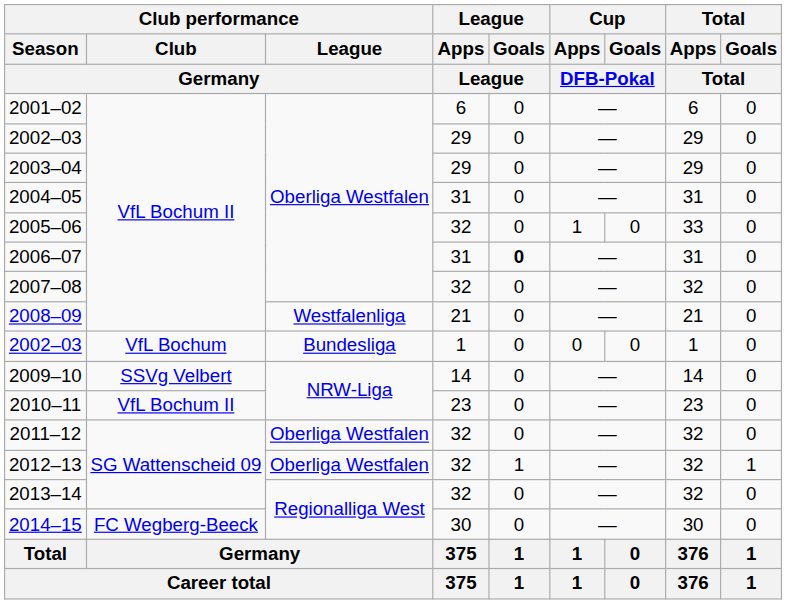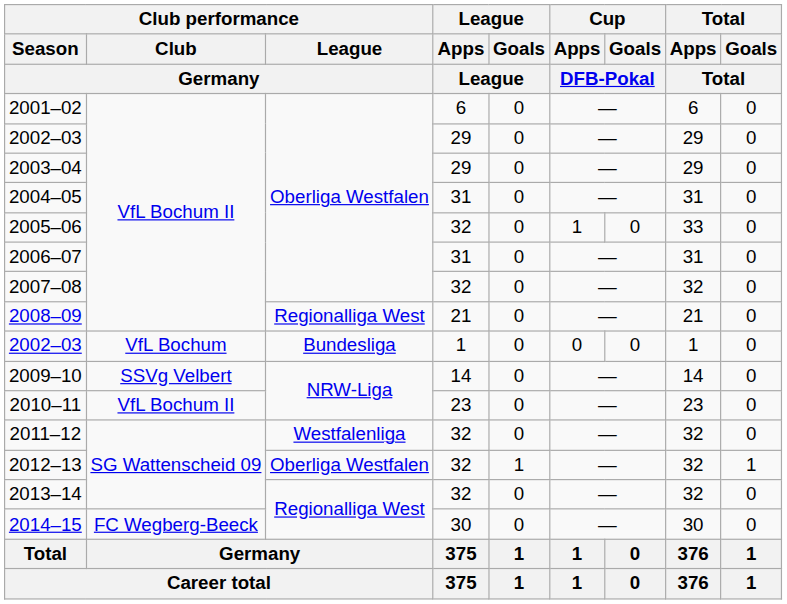(519, 256) bold -> (519, 256) normal
(349, 316) Westfalenliga -> (349, 316) Regionalliga West
(349, 434) Oberliga Westfalen -> (349, 434) Westfalenliga
